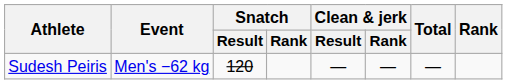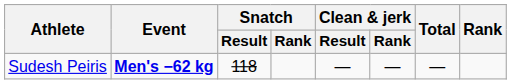(162, 67) normal -> (164, 67) bold
(240, 67) 120 -> (244, 67) 118
